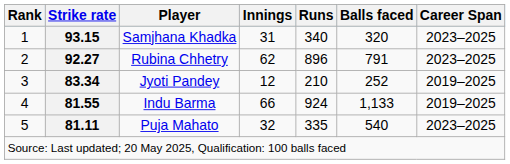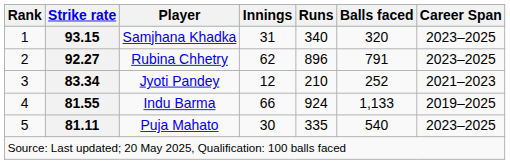(461, 81) 2019–2025 -> (461, 81) 2021–2023
(268, 125) 32 -> (268, 125) 30
